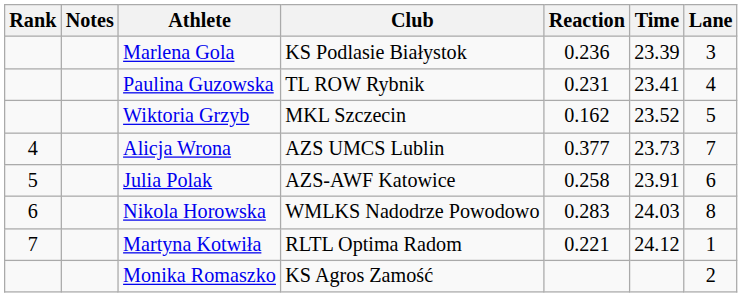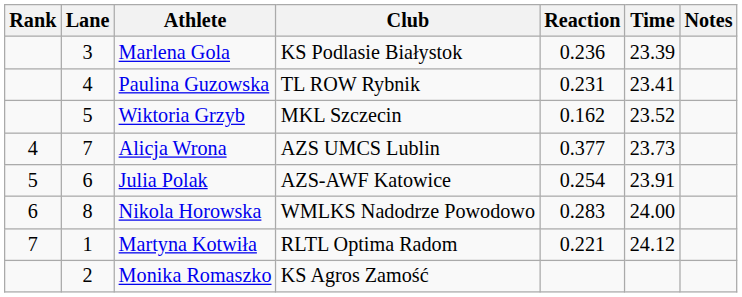columns swapped: (711, 20) <-> (90, 20)
(587, 180) 0.258 -> (582, 180) 0.254
(657, 212) 24.03 -> (652, 212) 24.00
